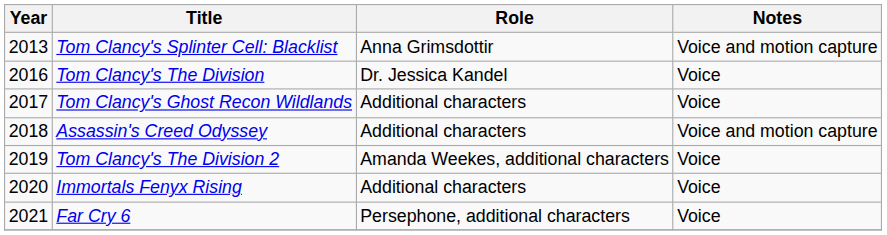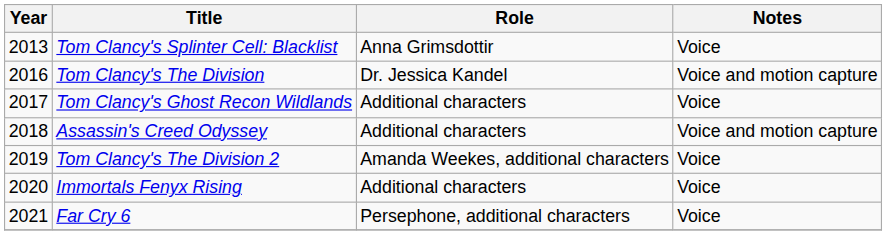(777, 46) Voice and motion capture -> (699, 46) Voice
(699, 74) Voice -> (777, 74) Voice and motion capture
